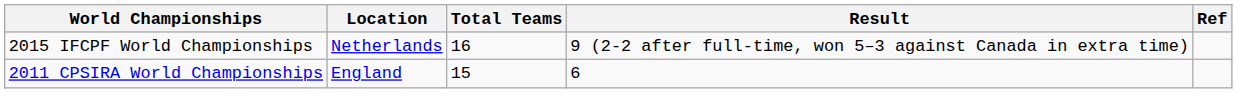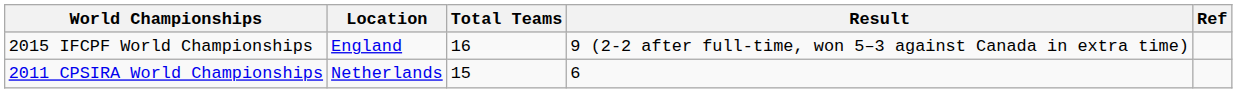(387, 46) Netherlands -> (367, 46) England
(367, 74) England -> (387, 74) Netherlands
